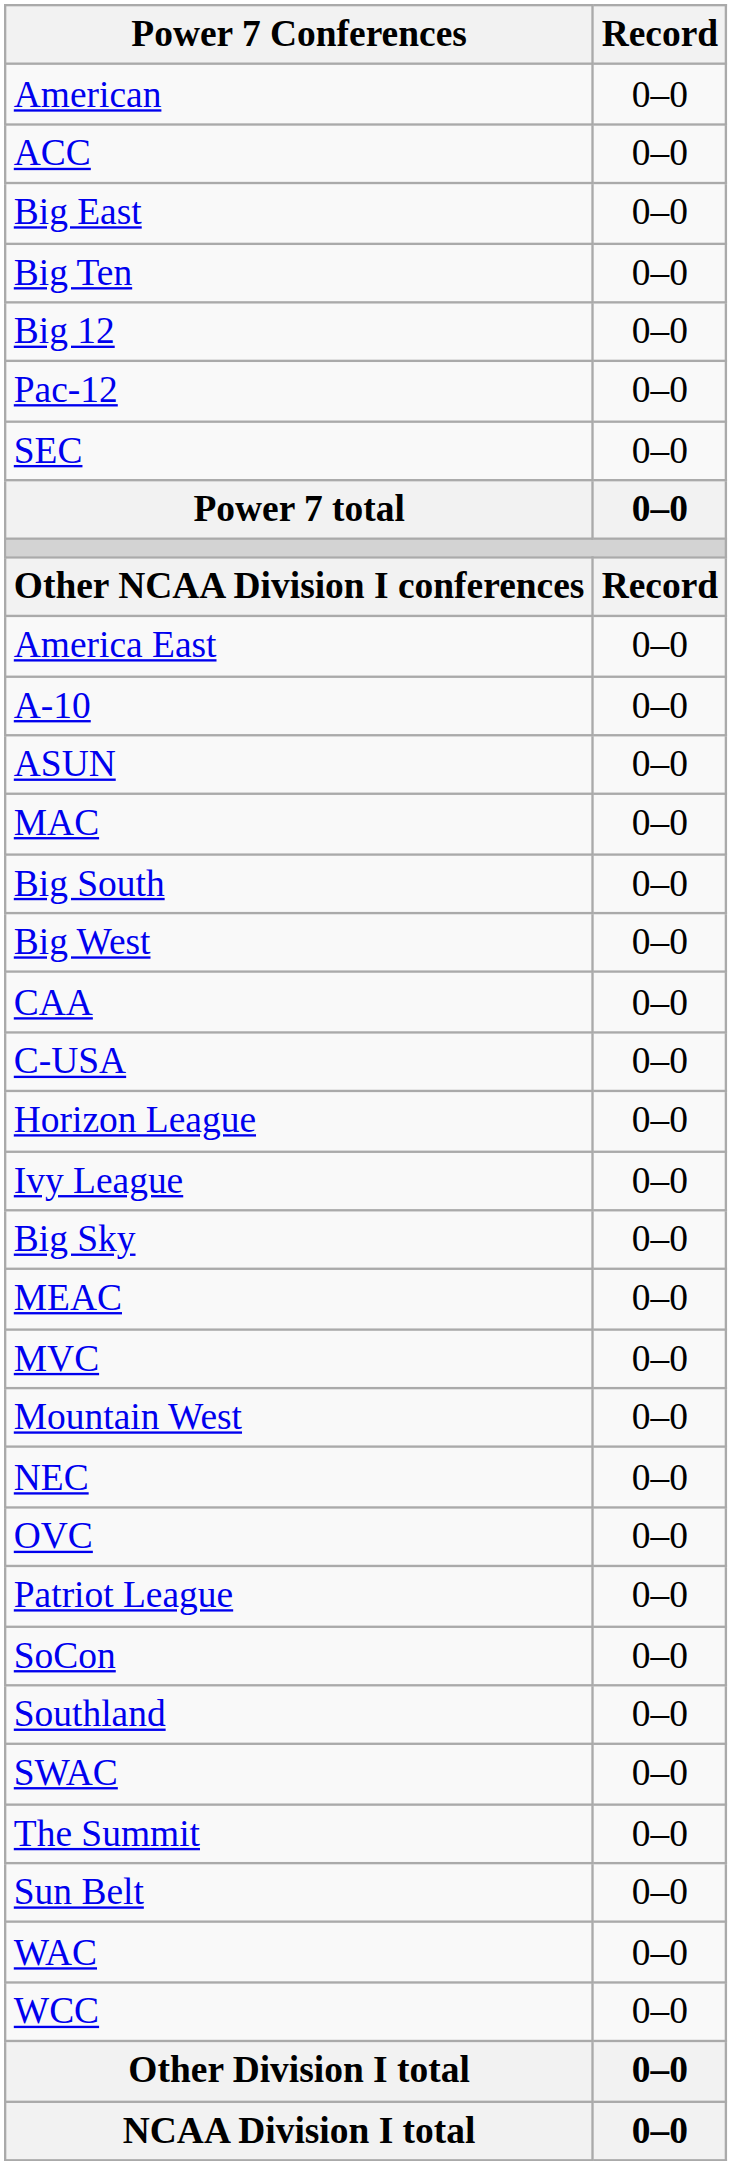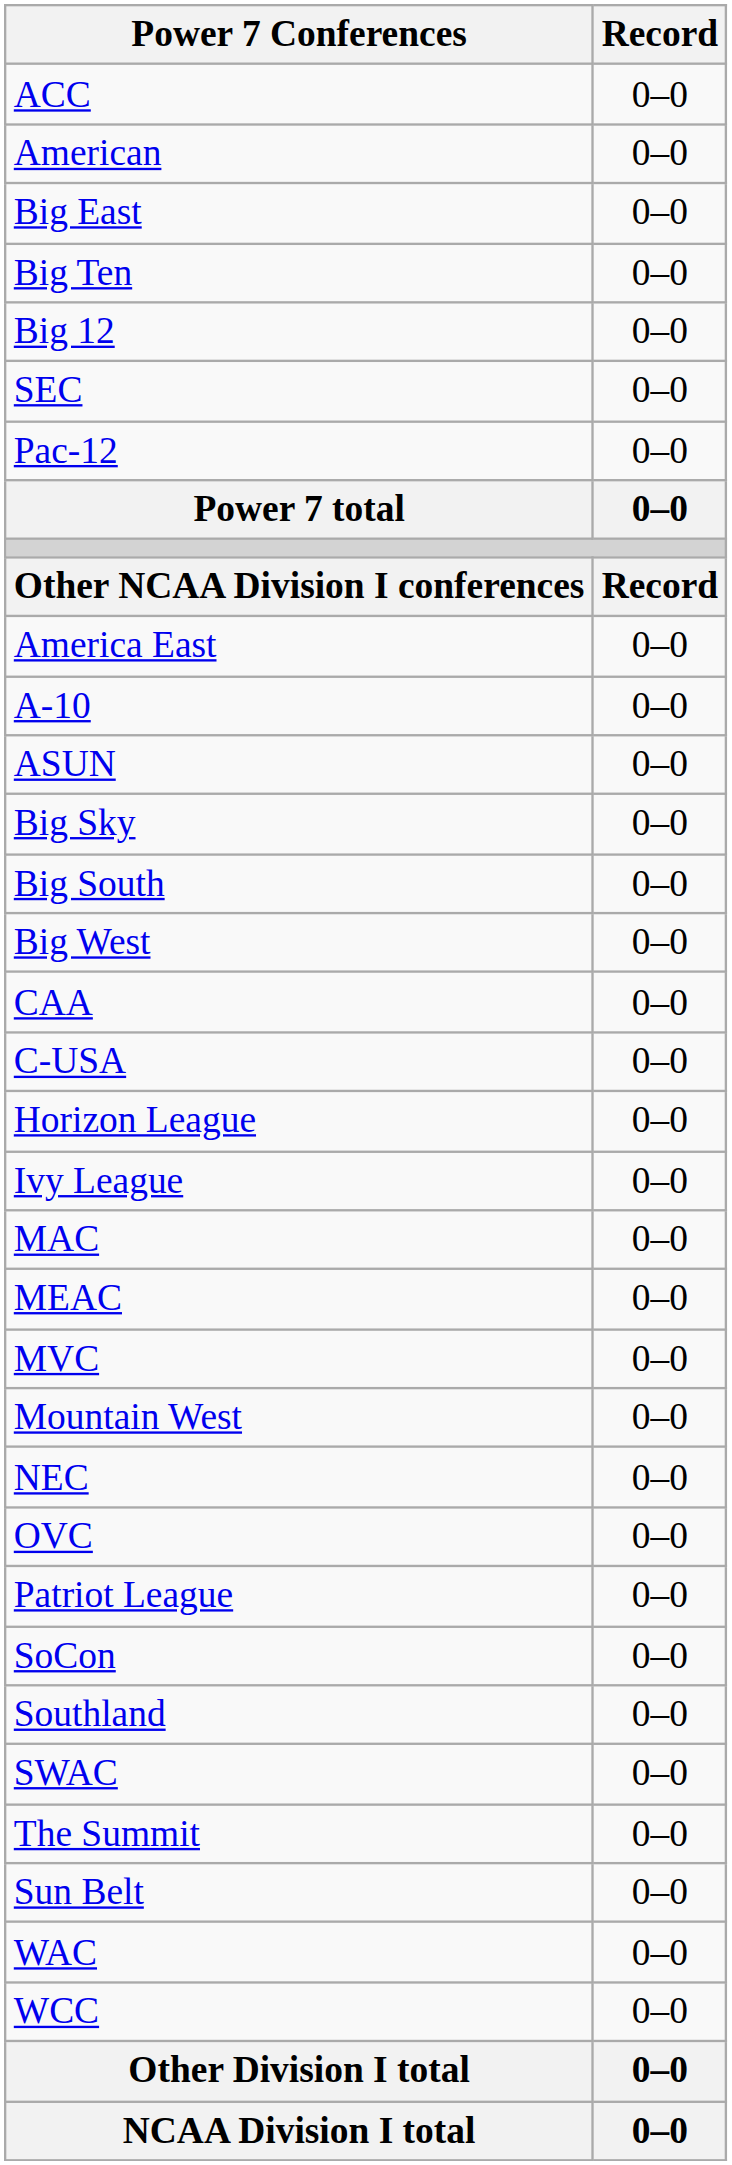rows swapped: (88, 93) <-> (52, 152)
rows swapped: (66, 390) <-> (48, 449)
rows swapped: (75, 1238) <-> (56, 823)
